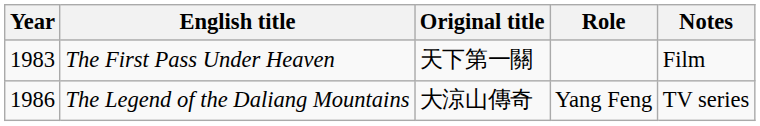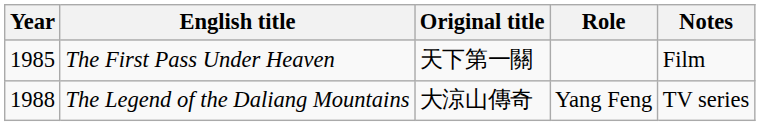(32, 60) 1983 -> (32, 60) 1985
(32, 100) 1986 -> (32, 100) 1988
